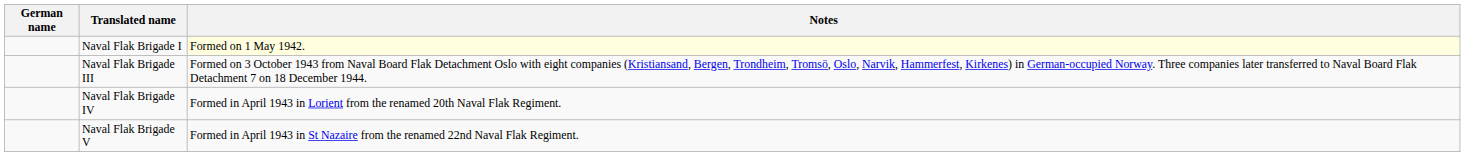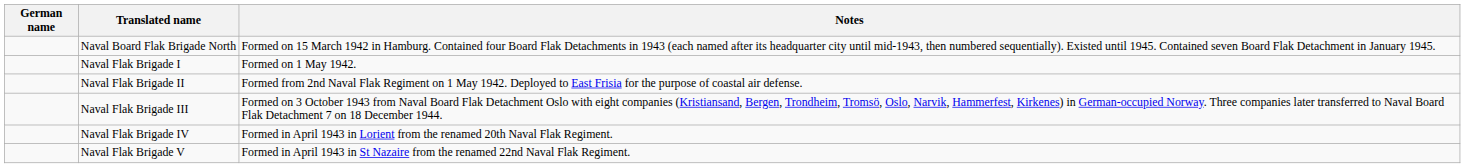+ row: (158, 45)
(247, 45) lightyellow background -> (299, 64) no background
+ row: (133, 83)
